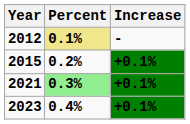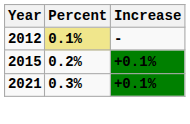(65, 85) lightgreen background -> (65, 85) no background
- row: (25, 108)
